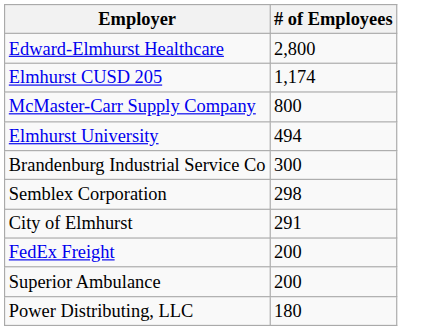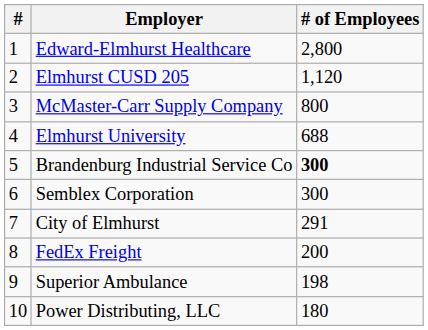+ column: (18, 19)
(295, 77) 1,174 -> (322, 77) 1,120
(288, 135) 494 -> (315, 135) 688
(288, 164) normal -> (315, 164) bold
(288, 194) 298 -> (315, 194) 300
(288, 281) 200 -> (315, 281) 198
